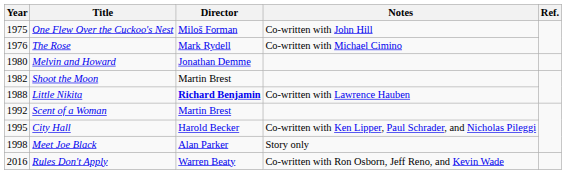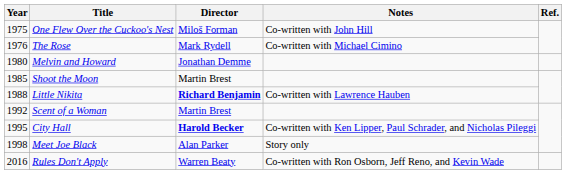(17, 78) 1982 -> (17, 78) 1985
(209, 128) normal -> (211, 128) bold
